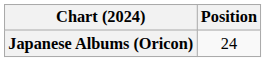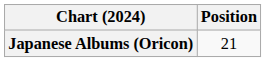(229, 43) 24 -> (229, 43) 21
